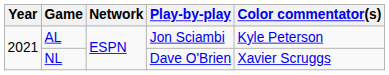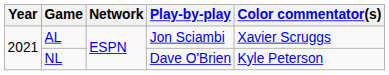(280, 37) Kyle Peterson -> (284, 37) Xavier Scruggs
(284, 59) Xavier Scruggs -> (280, 59) Kyle Peterson
